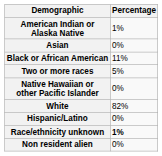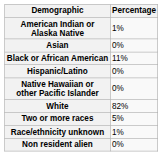rows swapped: (57, 119) <-> (57, 71)
(118, 132) bold -> (118, 132) normal
